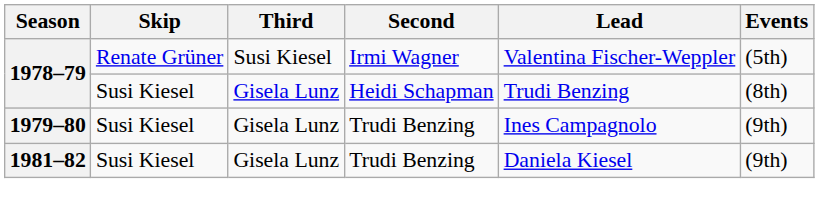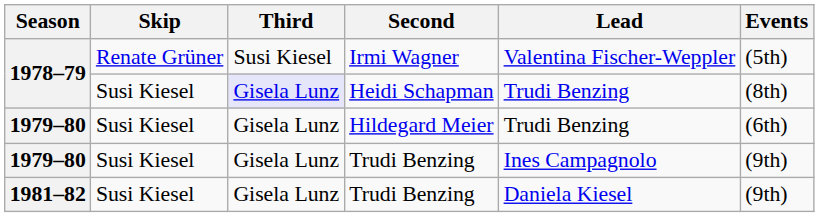(286, 90) no background -> (286, 90) lavender background
+ row: (48, 125)
